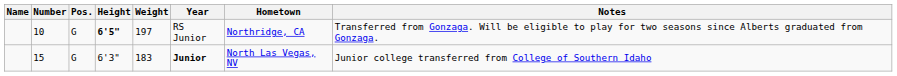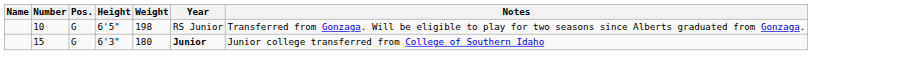- column: (278, 12)
(109, 32) bold -> (109, 27) normal
(144, 32) 197 -> (144, 27) 198
(144, 58) 183 -> (144, 42) 180
